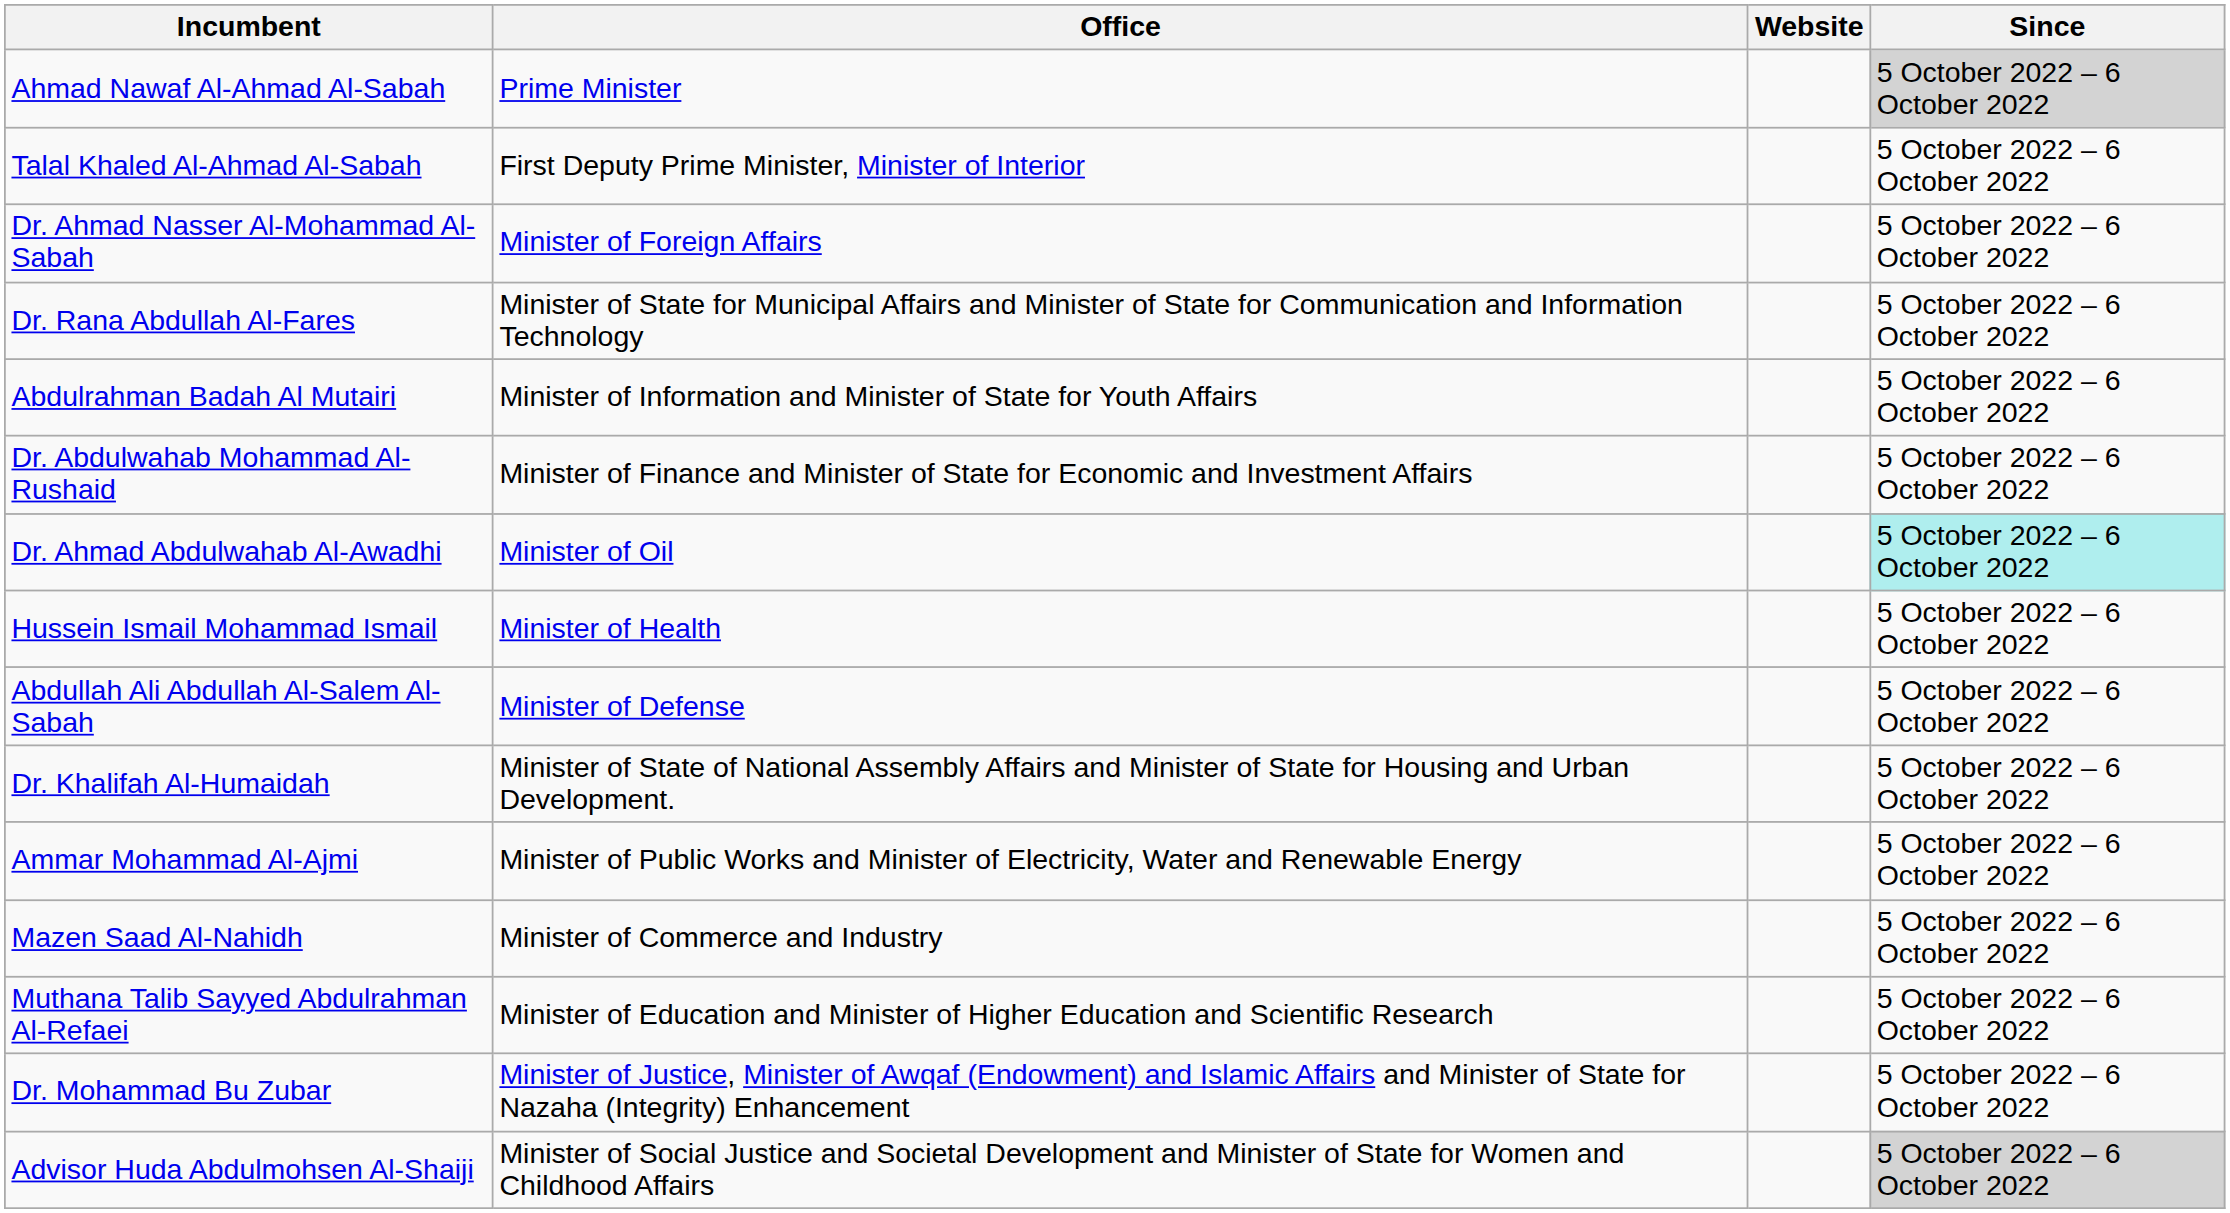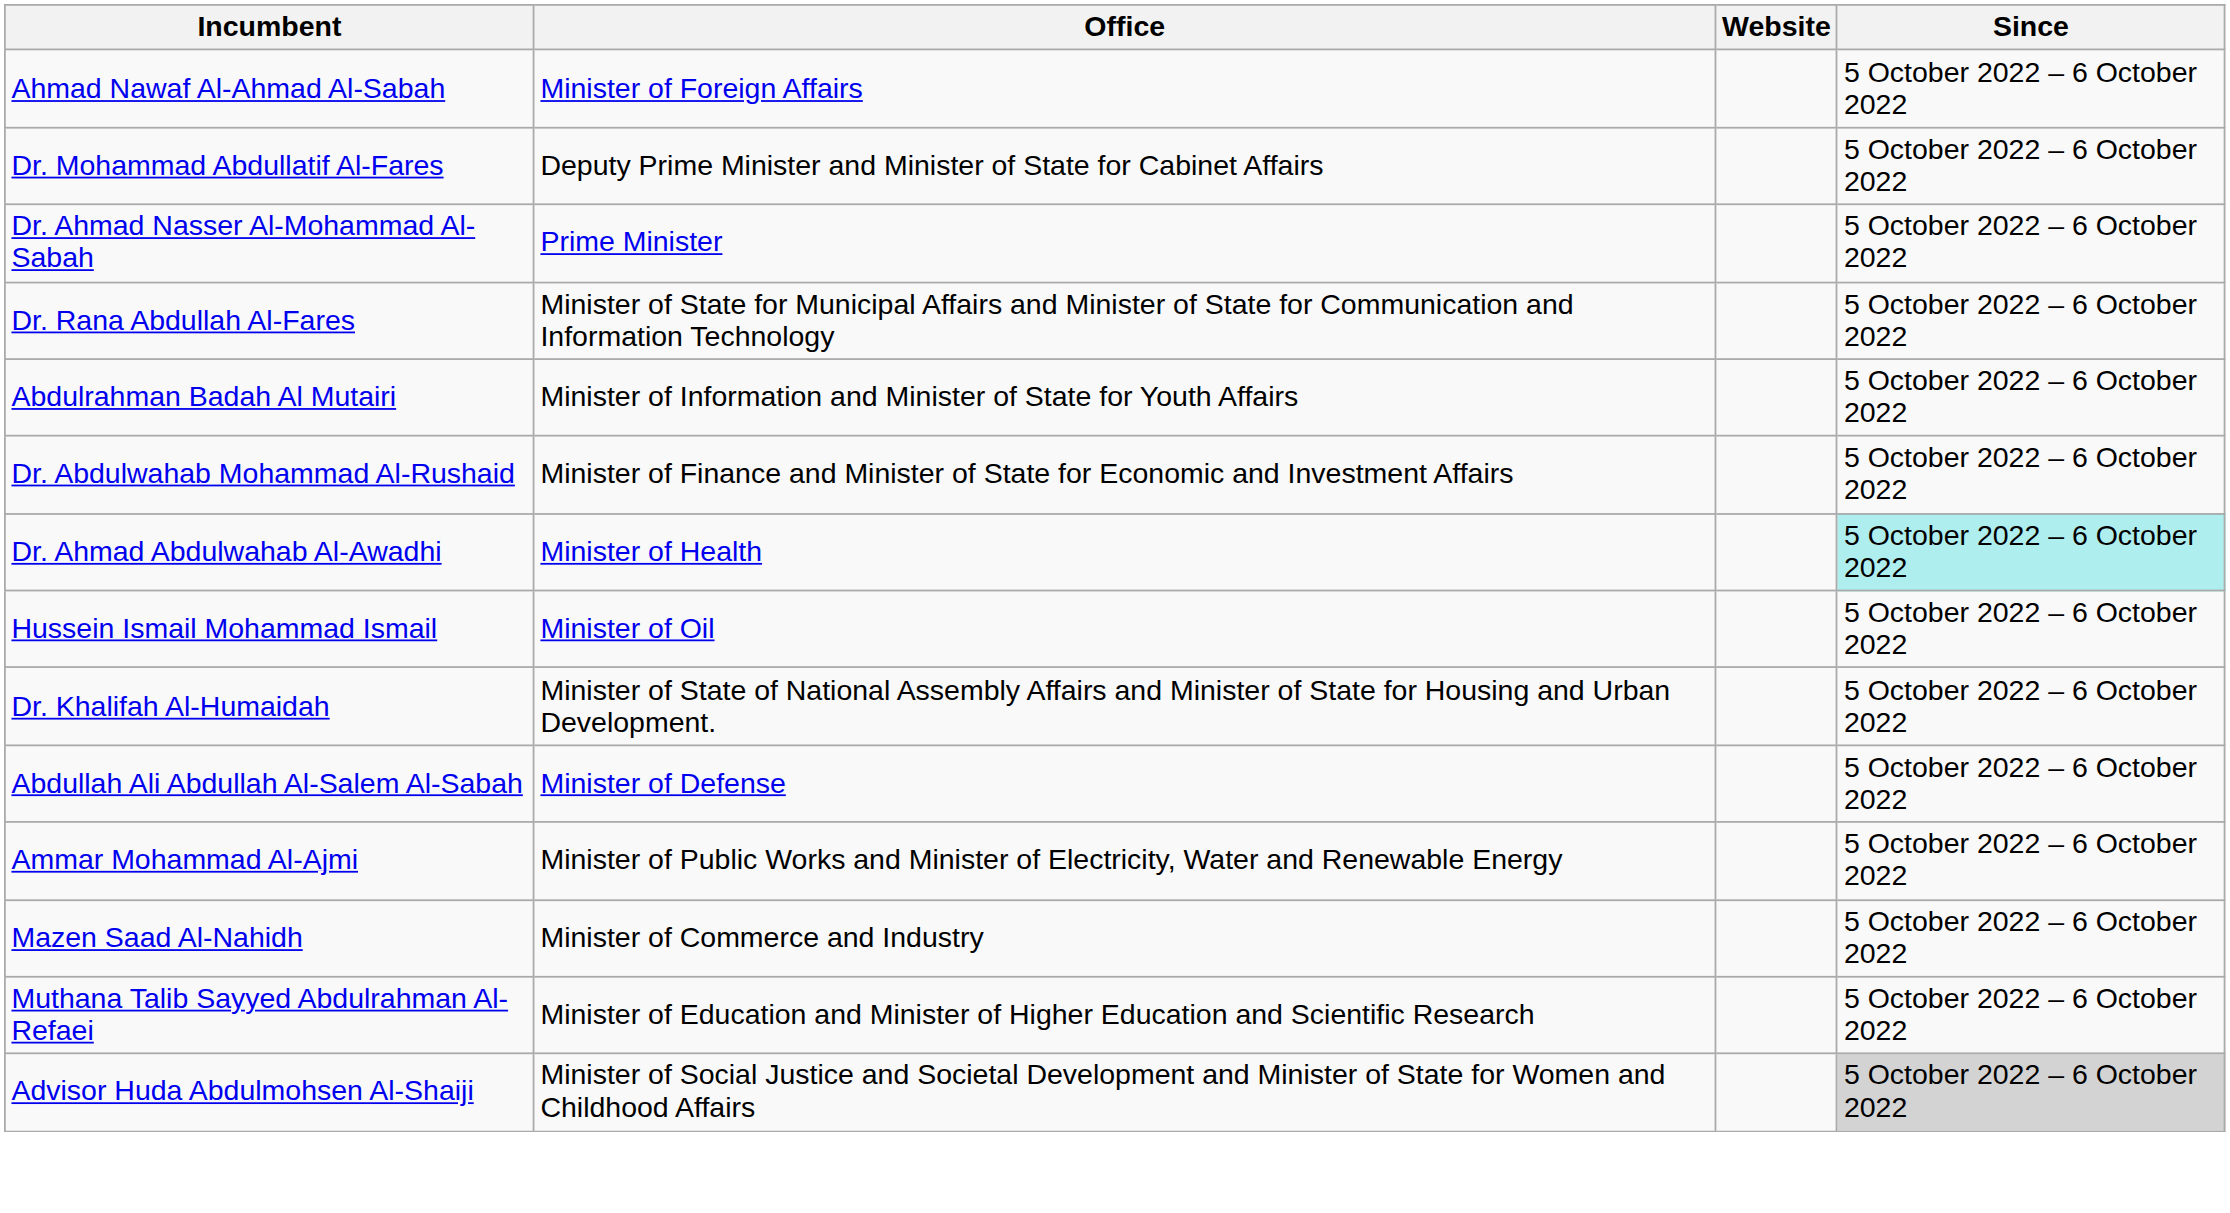(590, 88) Prime Minister -> (702, 88) Minister of Foreign Affairs
(1999, 88) lightgrey background -> (2020, 88) no background
- row: (216, 165)
+ row: (228, 165)
(661, 242) Minister of Foreign Affairs -> (631, 242) Prime Minister
(586, 551) Minister of Oil -> (651, 551) Minister of Health
(610, 628) Minister of Health -> (627, 628) Minister of Oil
rows swapped: (171, 783) <-> (226, 705)
- row: (171, 1091)
